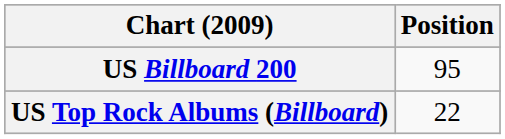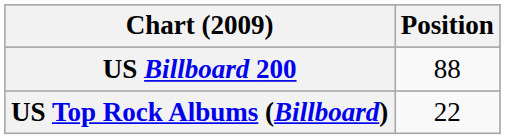(447, 68) 95 -> (447, 68) 88
